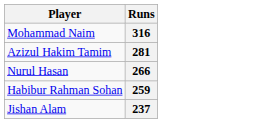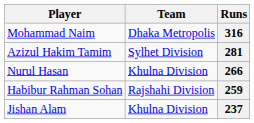+ column: (171, 14)
